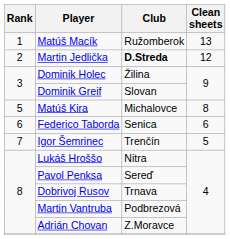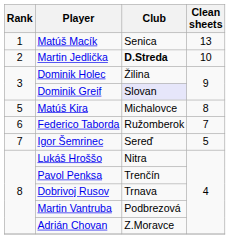(154, 41) Ružomberok -> (140, 41) Senica
(206, 58) 12 -> (206, 58) 10
(140, 91) no background -> (140, 91) lavender background
(140, 125) Senica -> (154, 125) Ružomberok
(206, 125) 6 -> (206, 125) 7
(142, 141) Trenčín -> (139, 141) Sereď
(139, 175) Sereď -> (142, 175) Trenčín
